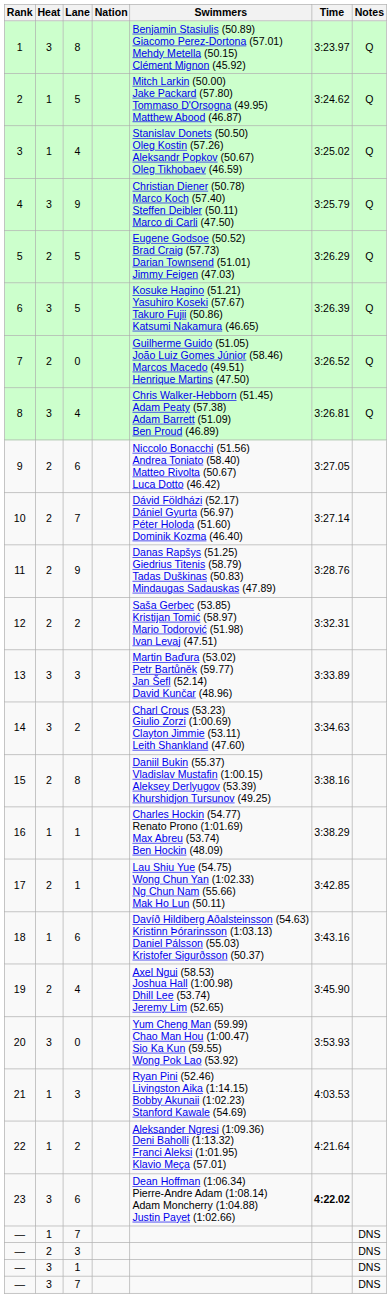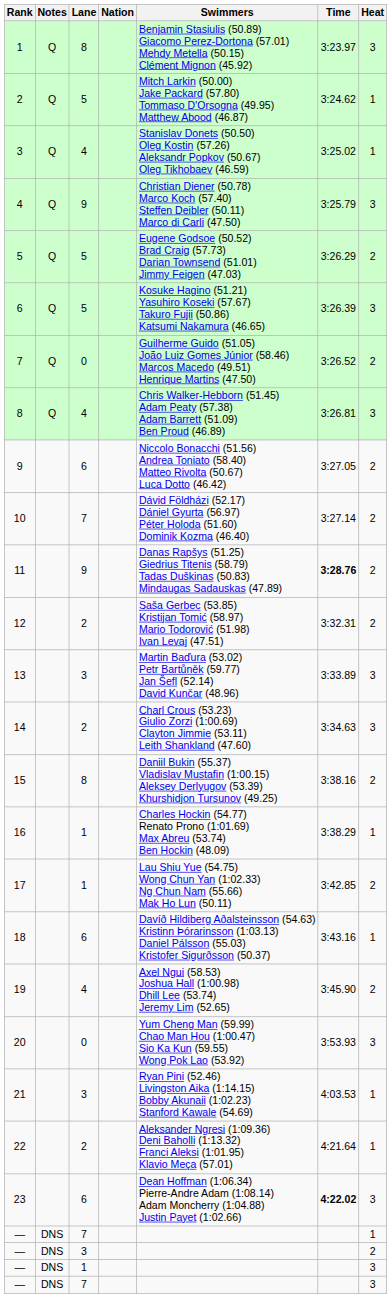columns swapped: (49, 12) <-> (369, 12)
(332, 571) normal -> (338, 571) bold
